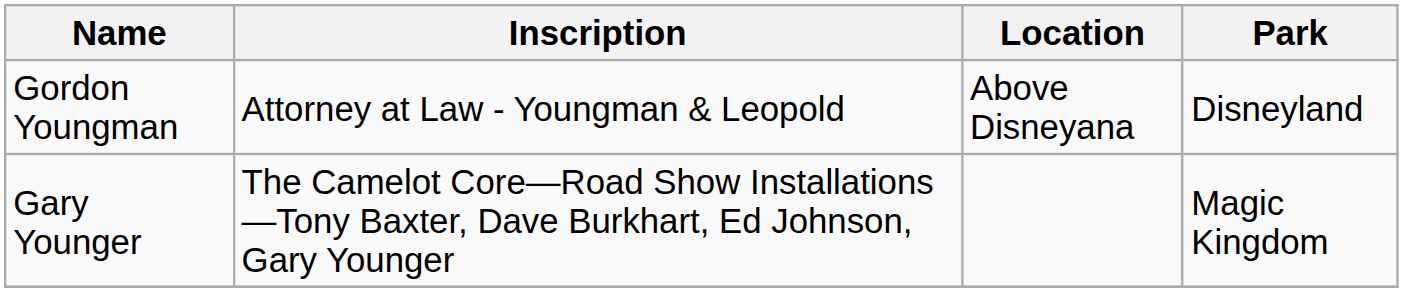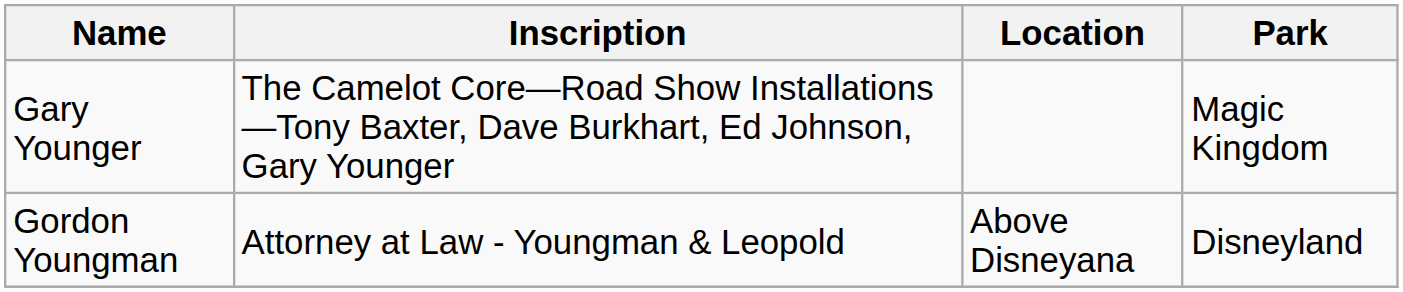rows swapped: (77, 221) <-> (96, 107)
